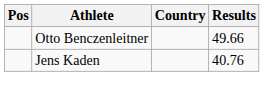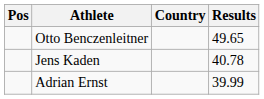(228, 37) 49.66 -> (228, 37) 49.65
(228, 60) 40.76 -> (228, 60) 40.78
+ row: (71, 82)
